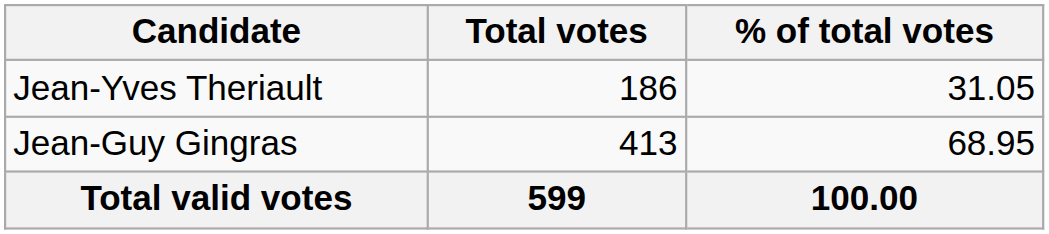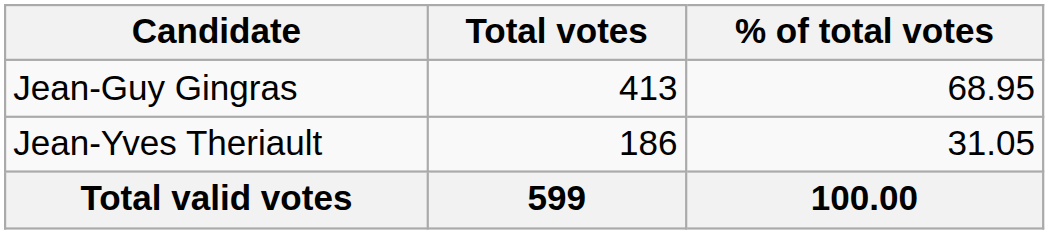rows swapped: (155, 143) <-> (168, 87)
